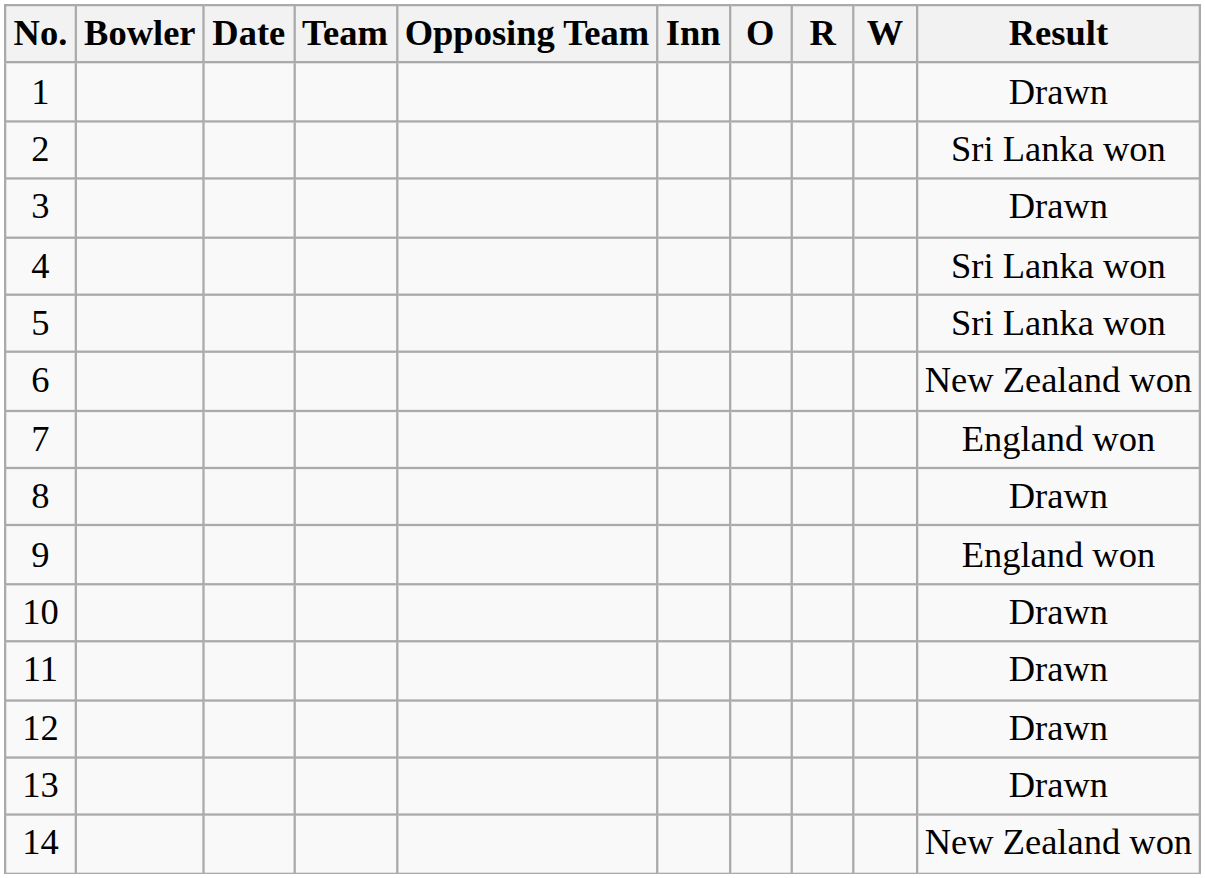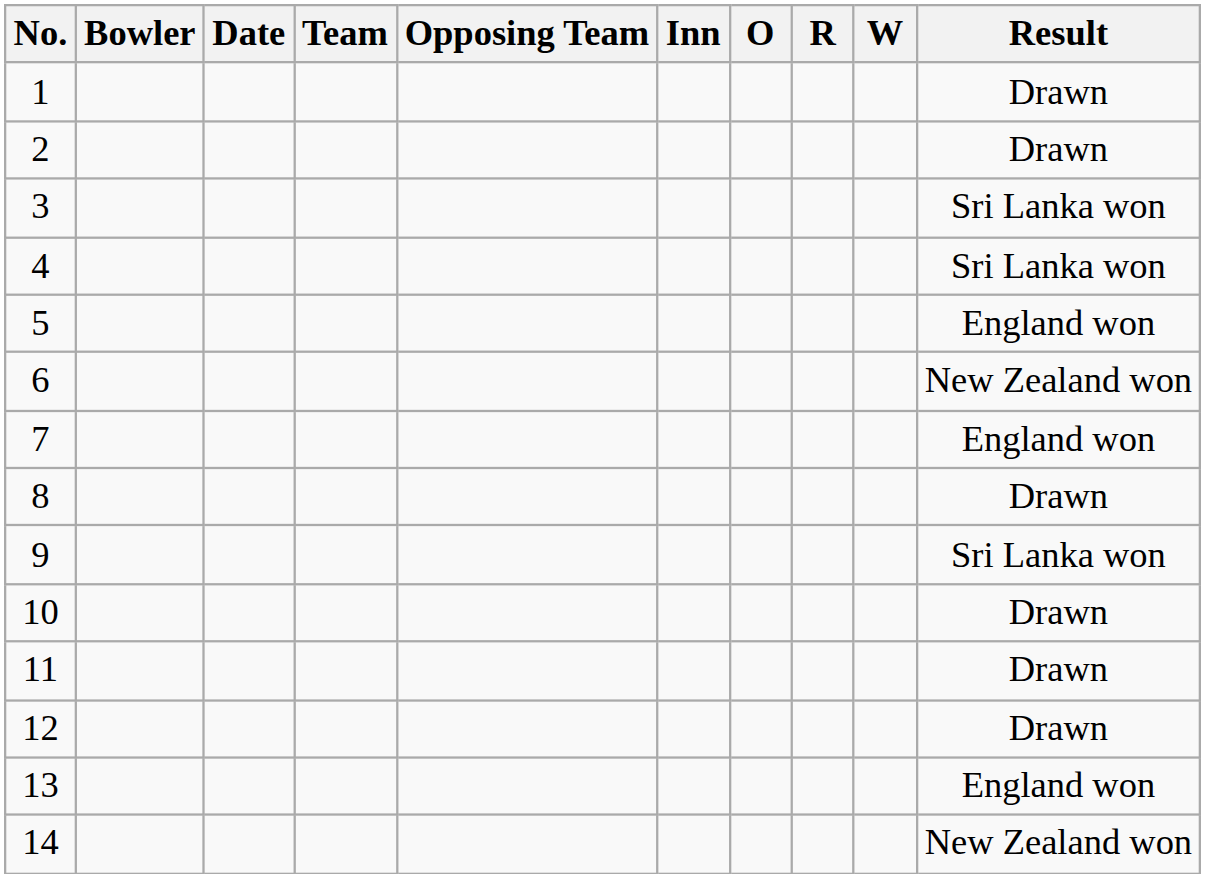(1058, 149) Sri Lanka won -> (1058, 149) Drawn
(1058, 206) Drawn -> (1058, 206) Sri Lanka won
(1058, 322) Sri Lanka won -> (1058, 322) England won
(1058, 554) England won -> (1058, 554) Sri Lanka won
(1058, 785) Drawn -> (1058, 785) England won
